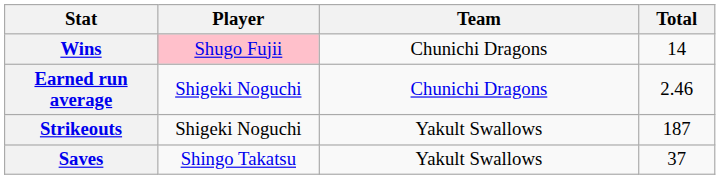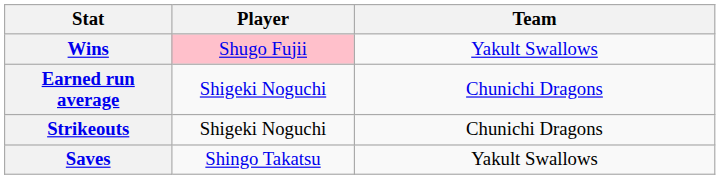- column: (677, 19)
(479, 49) Chunichi Dragons -> (534, 49) Yakult Swallows
(479, 129) Yakult Swallows -> (534, 129) Chunichi Dragons
